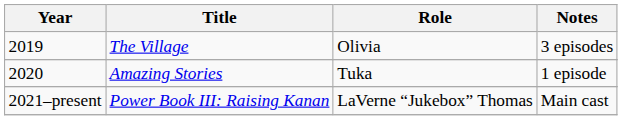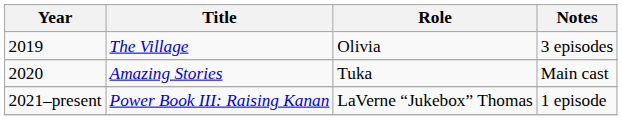(574, 73) 1 episode -> (575, 73) Main cast
(575, 100) Main cast -> (574, 100) 1 episode
